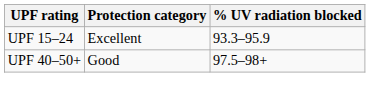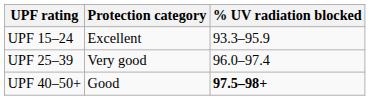+ row: (40, 60)
(240, 60) normal -> (240, 83) bold
